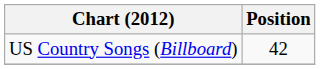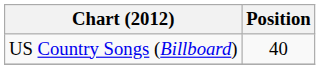(278, 49) 42 -> (278, 49) 40
